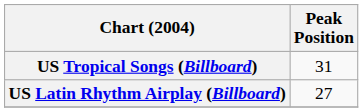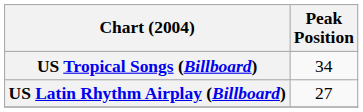(324, 65) 31 -> (324, 65) 34
